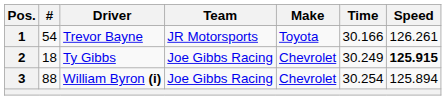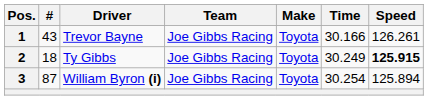(49, 36) 54 -> (49, 36) 43
(213, 36) JR Motorsports -> (220, 36) Joe Gibbs Racing
(308, 58) Chevrolet -> (299, 58) Toyota
(49, 79) 88 -> (49, 79) 87
(308, 79) Chevrolet -> (299, 79) Toyota
